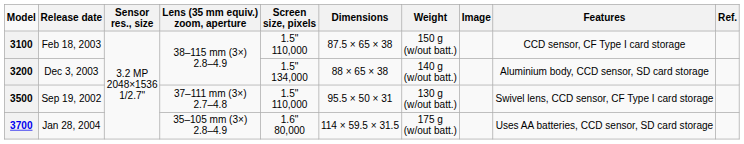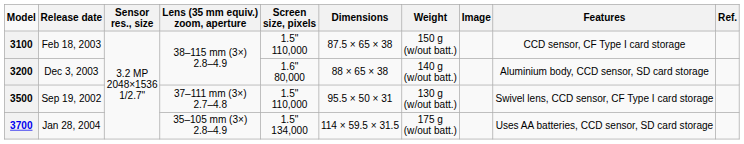(290, 71) 1.5" 134,000 -> (290, 71) 1.6" 80,000
(290, 125) 1.6" 80,000 -> (290, 125) 1.5" 134,000
